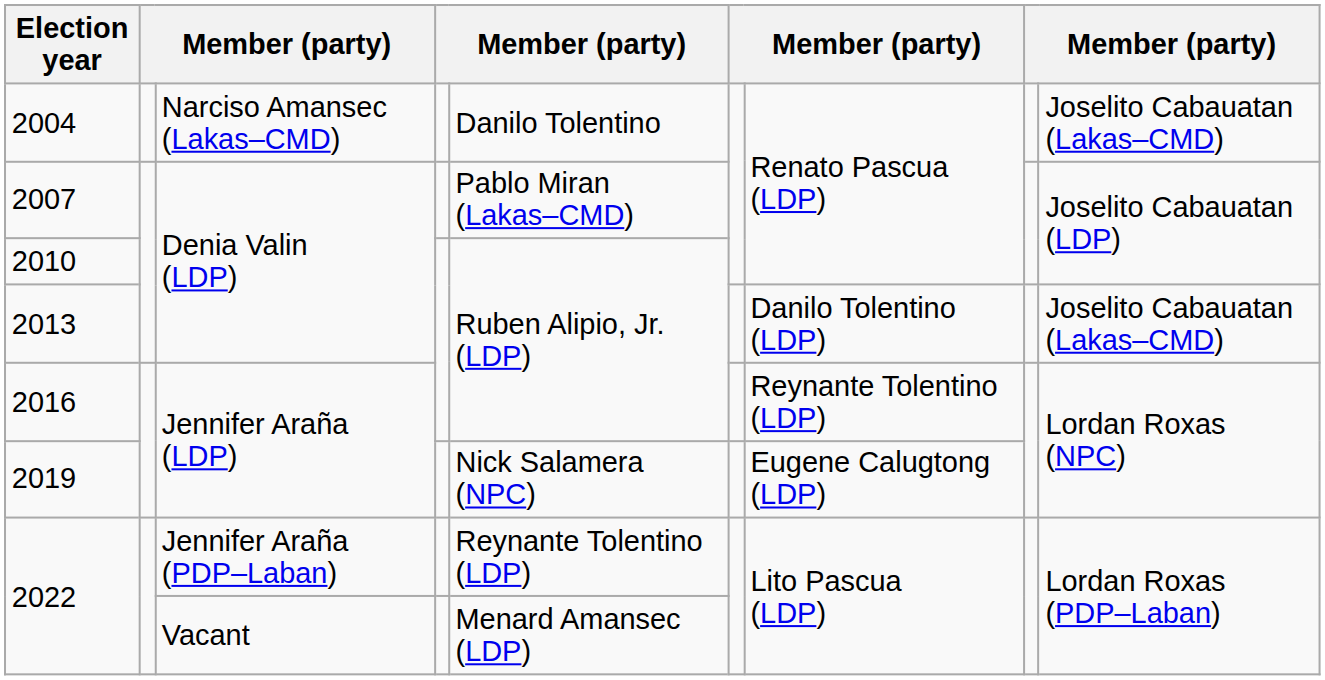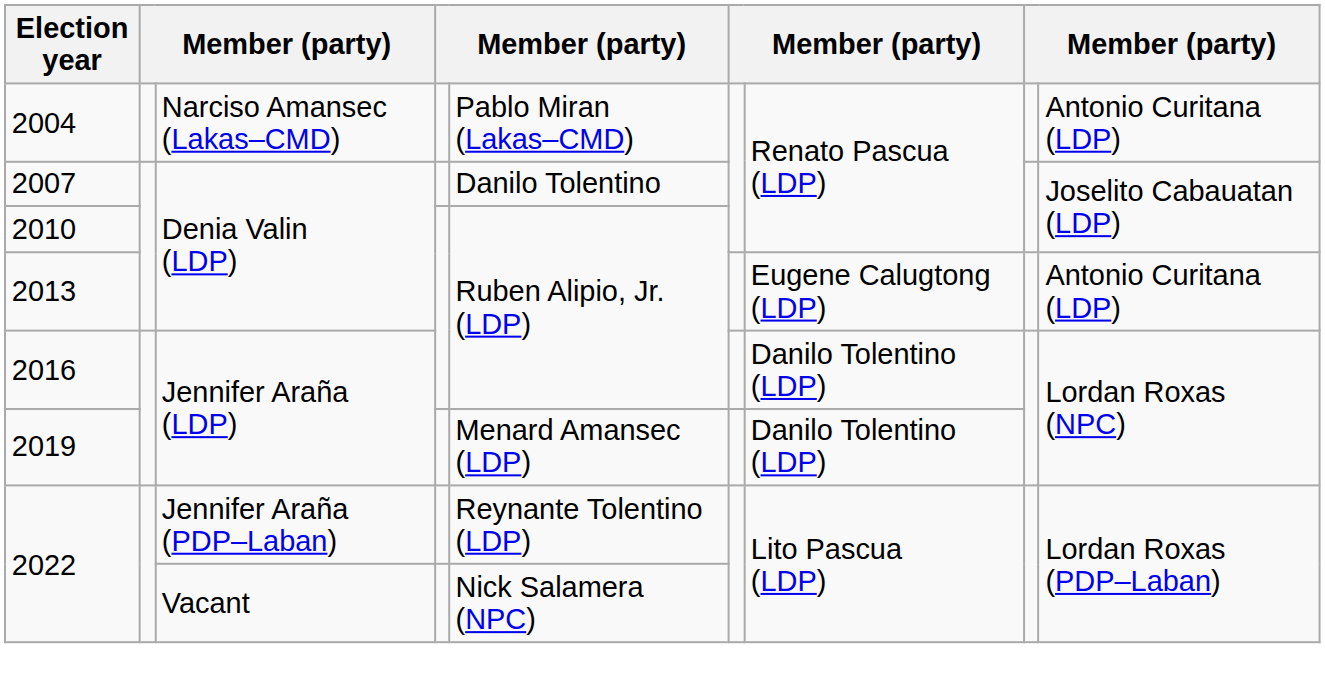(558, 122) Danilo Tolentino -> (545, 122) Pablo Miran (Lakas–CMD)
(1169, 122) Joselito Cabauatan (Lakas–CMD) -> (1153, 122) Antonio Curitana (LDP)
(545, 200) Pablo Miran (Lakas–CMD) -> (558, 184) Danilo Tolentino
(853, 324) Danilo Tolentino (LDP) -> (871, 292) Eugene Calugtong (LDP)
(1169, 324) Joselito Cabauatan (Lakas–CMD) -> (1153, 292) Antonio Curitana (LDP)
(874, 402) Reynante Tolentino (LDP) -> (854, 369) Danilo Tolentino (LDP)
(550, 480) Nick Salamera (NPC) -> (568, 447) Menard Amansec (LDP)
(870, 480) Eugene Calugtong (LDP) -> (854, 447) Danilo Tolentino (LDP)
(568, 635) Menard Amansec (LDP) -> (550, 603) Nick Salamera (NPC)
